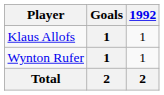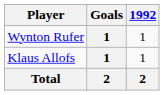rows swapped: (41, 36) <-> (46, 57)
